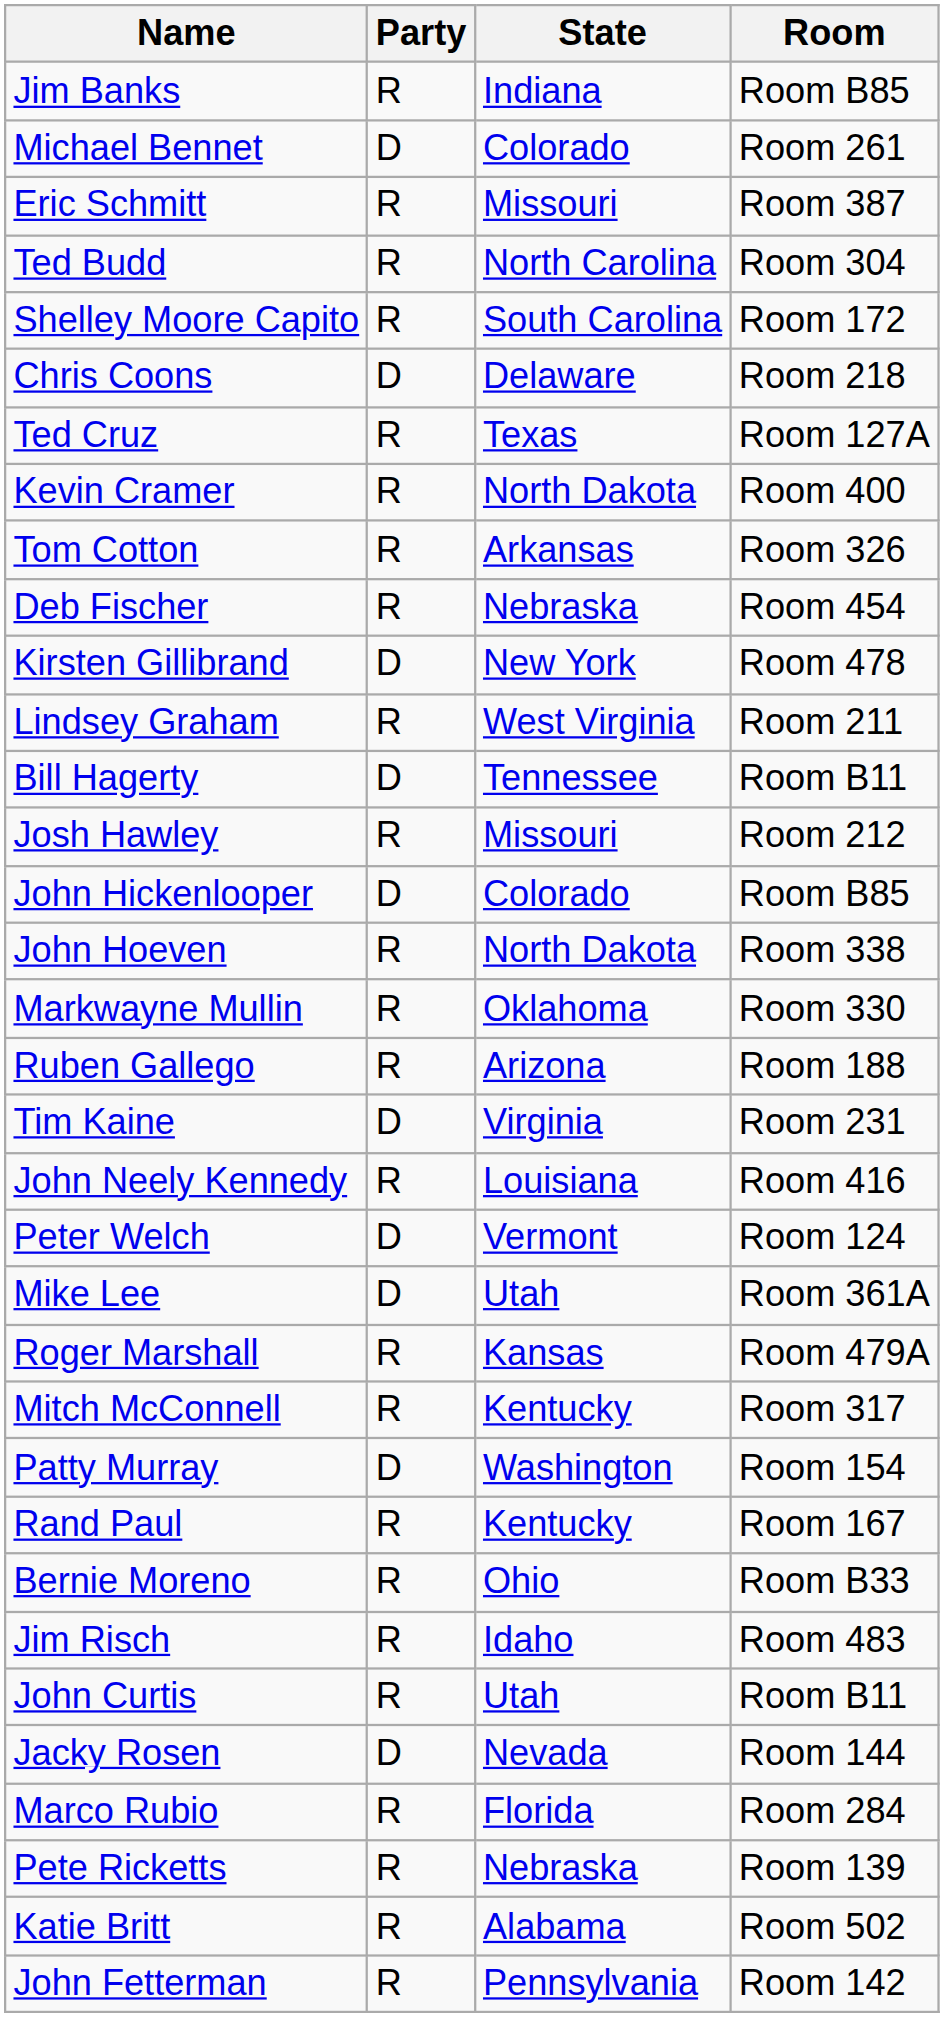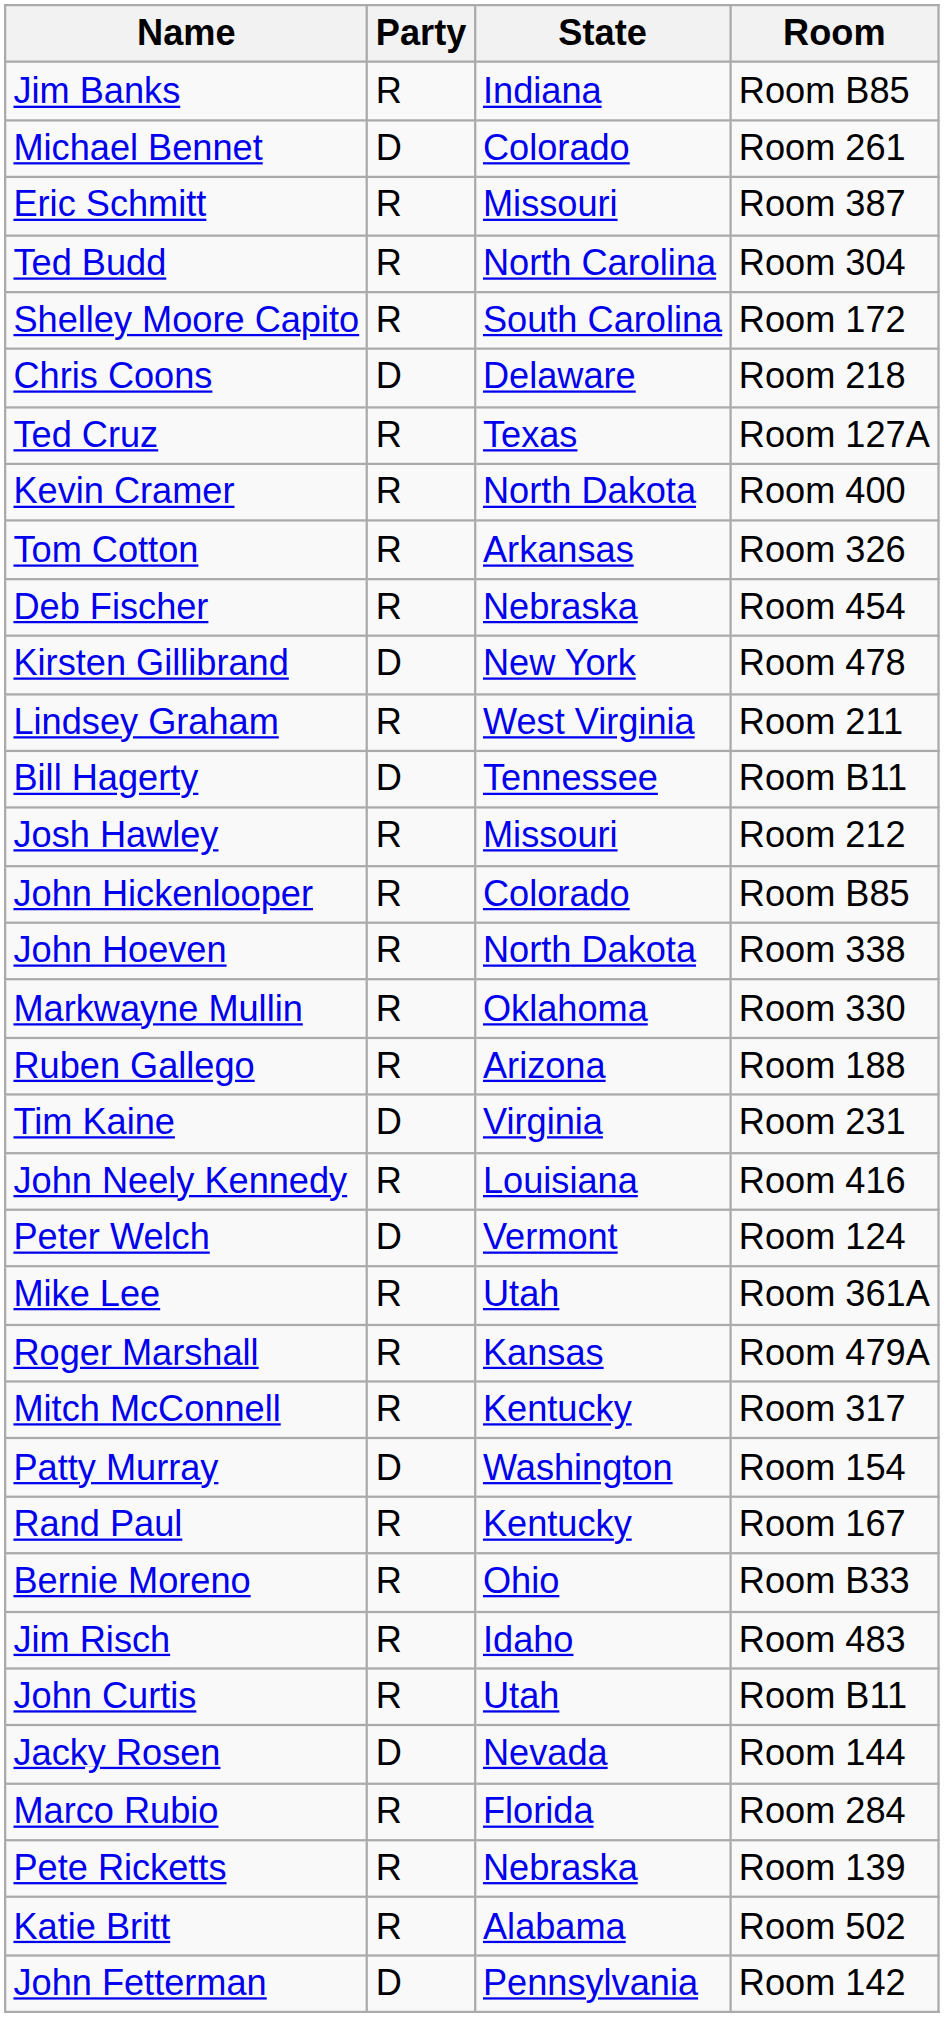(389, 893) D -> (389, 893) R
(389, 1294) D -> (389, 1294) R
(389, 1982) R -> (389, 1982) D
